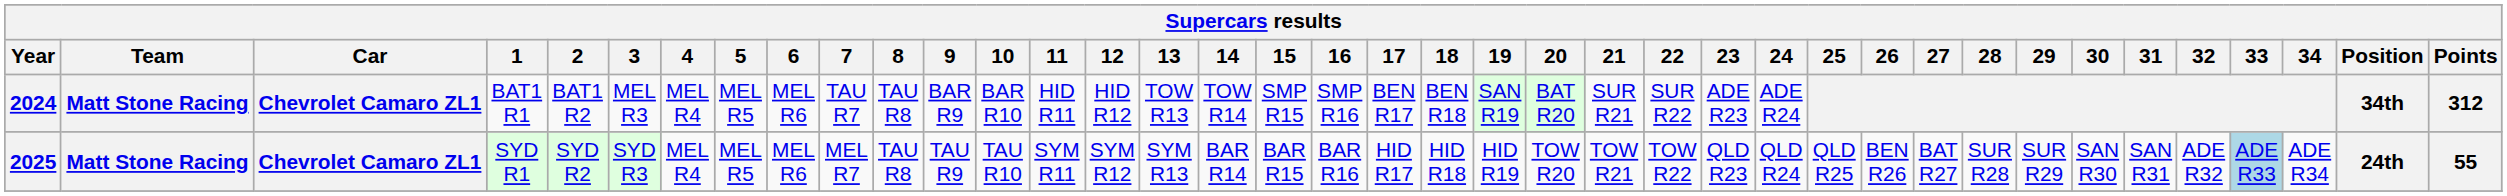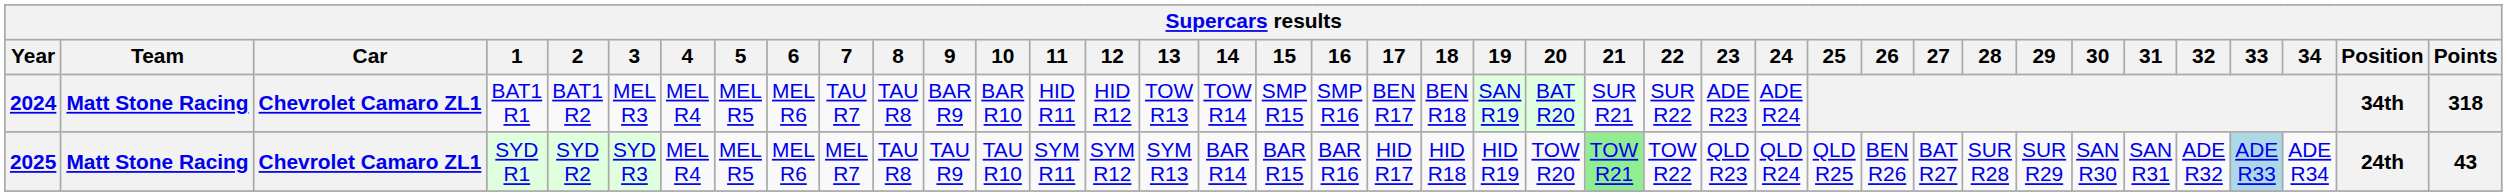(2466, 103) 312 -> (2466, 103) 318
(1614, 162) no background -> (1614, 162) lightgreen background
(2466, 162) 55 -> (2466, 162) 43
